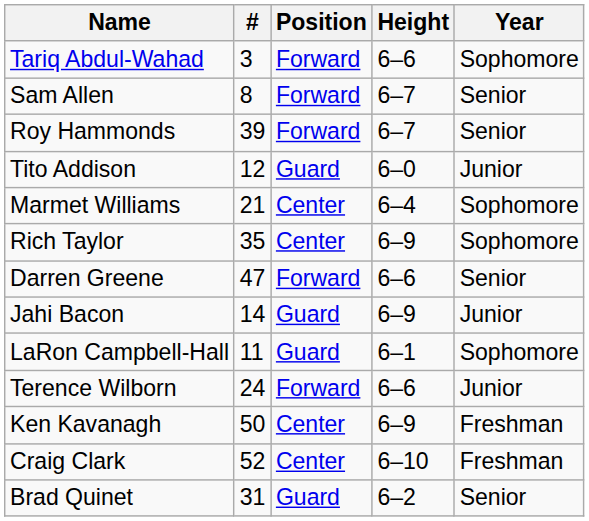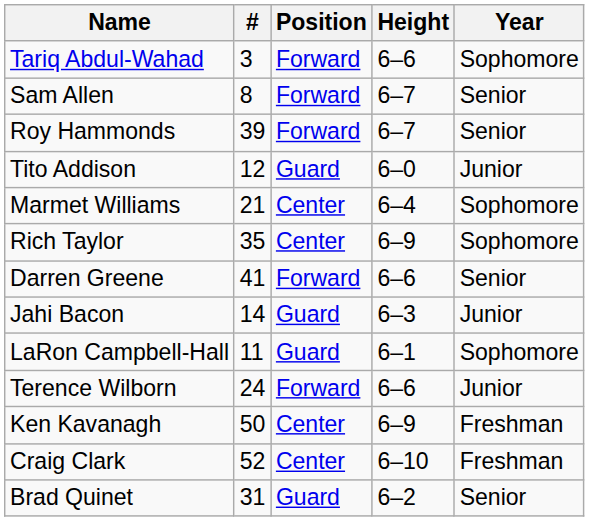(252, 278) 47 -> (252, 278) 41
(397, 315) 6–9 -> (397, 315) 6–3
